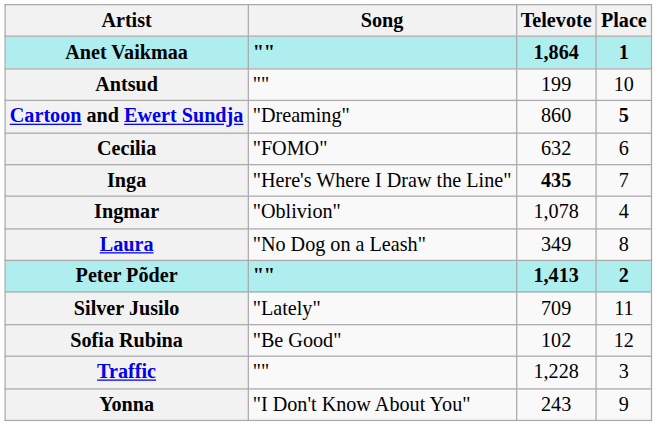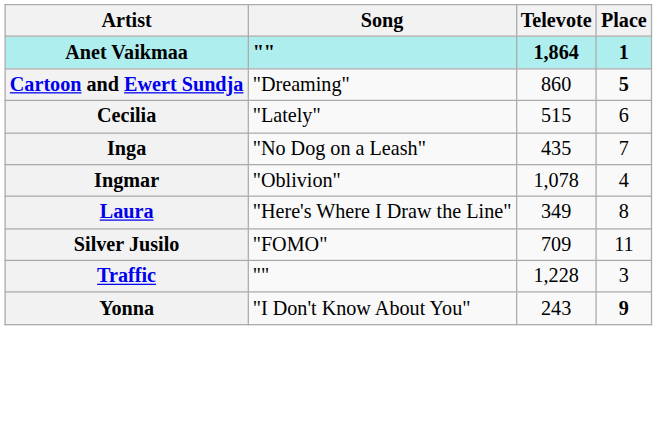- row: (127, 84)
(290, 148) "FOMO" -> (287, 116) "Lately"
(556, 148) 632 -> (556, 116) 515
(382, 180) "Here's Where I Draw the Line" -> (339, 148) "No Dog on a Leash"
(556, 180) bold -> (556, 148) normal
(339, 244) "No Dog on a Leash" -> (382, 212) "Here's Where I Draw the Line"
- row: (127, 276)
(287, 308) "Lately" -> (290, 244) "FOMO"
- row: (127, 340)
(624, 404) normal -> (624, 308) bold
